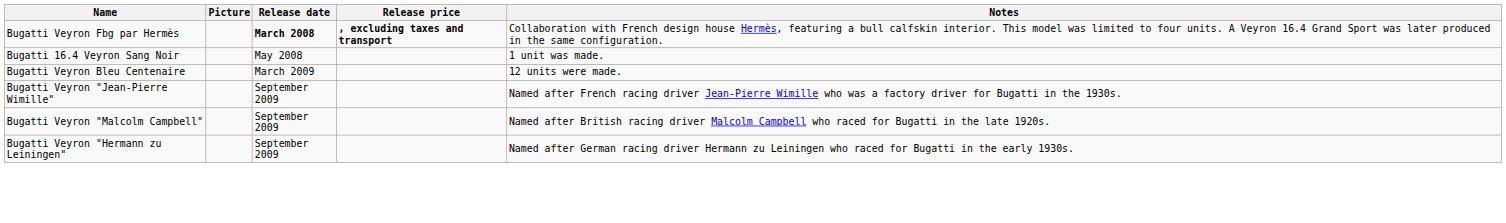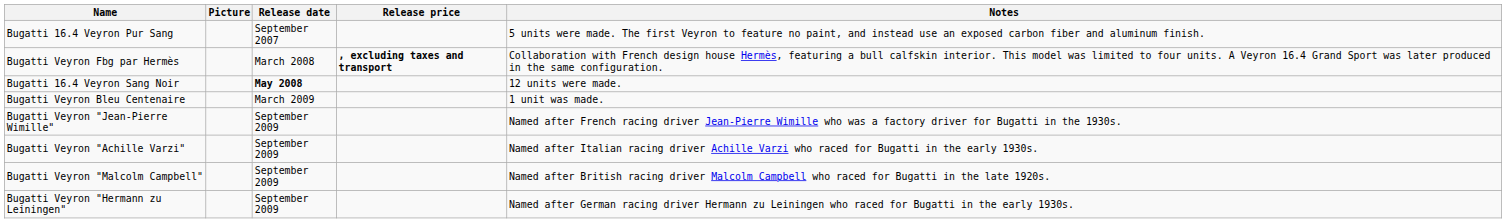+ row: (90, 34)
(285, 34) bold -> (285, 62) normal
(279, 56) normal -> (279, 84) bold
(557, 56) 1 unit was made. -> (565, 84) 12 units were made.
(565, 72) 12 units were made. -> (557, 100) 1 unit was made.
+ row: (96, 149)
